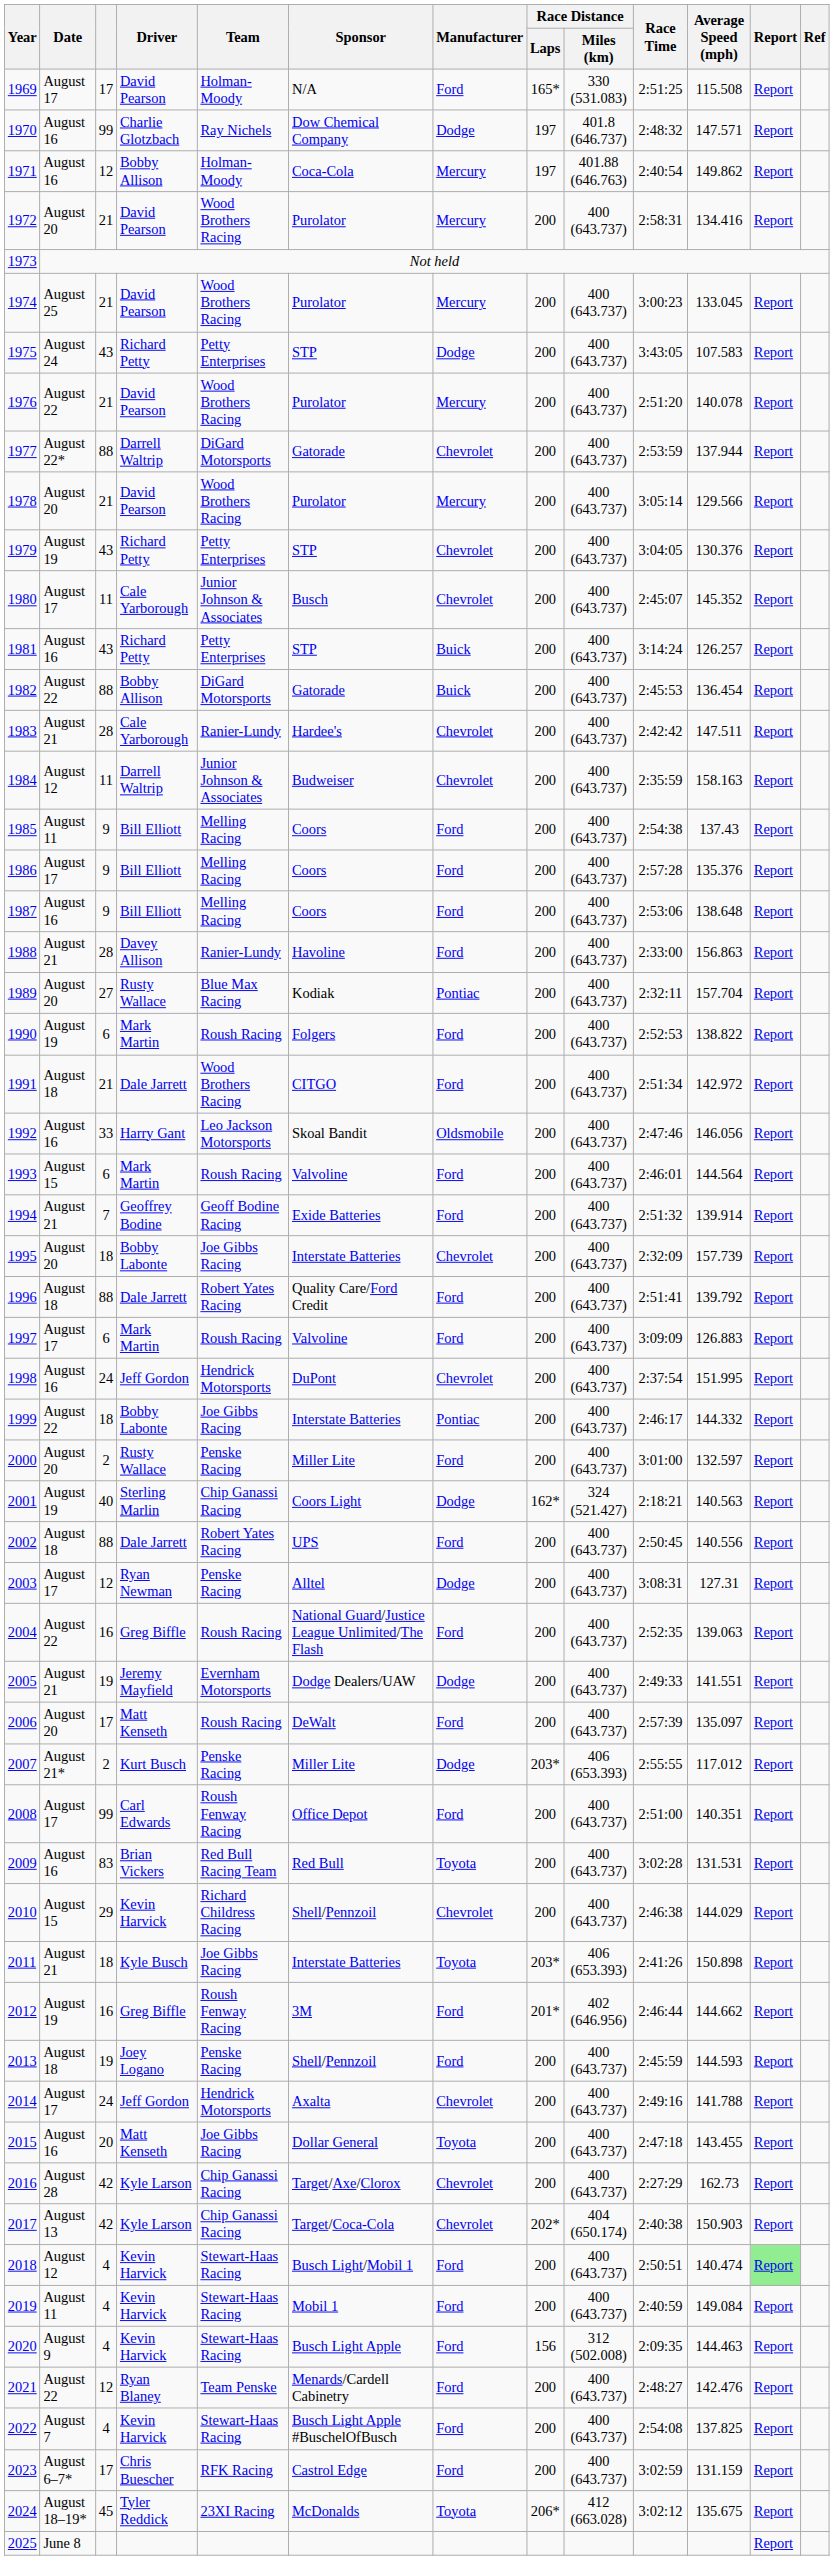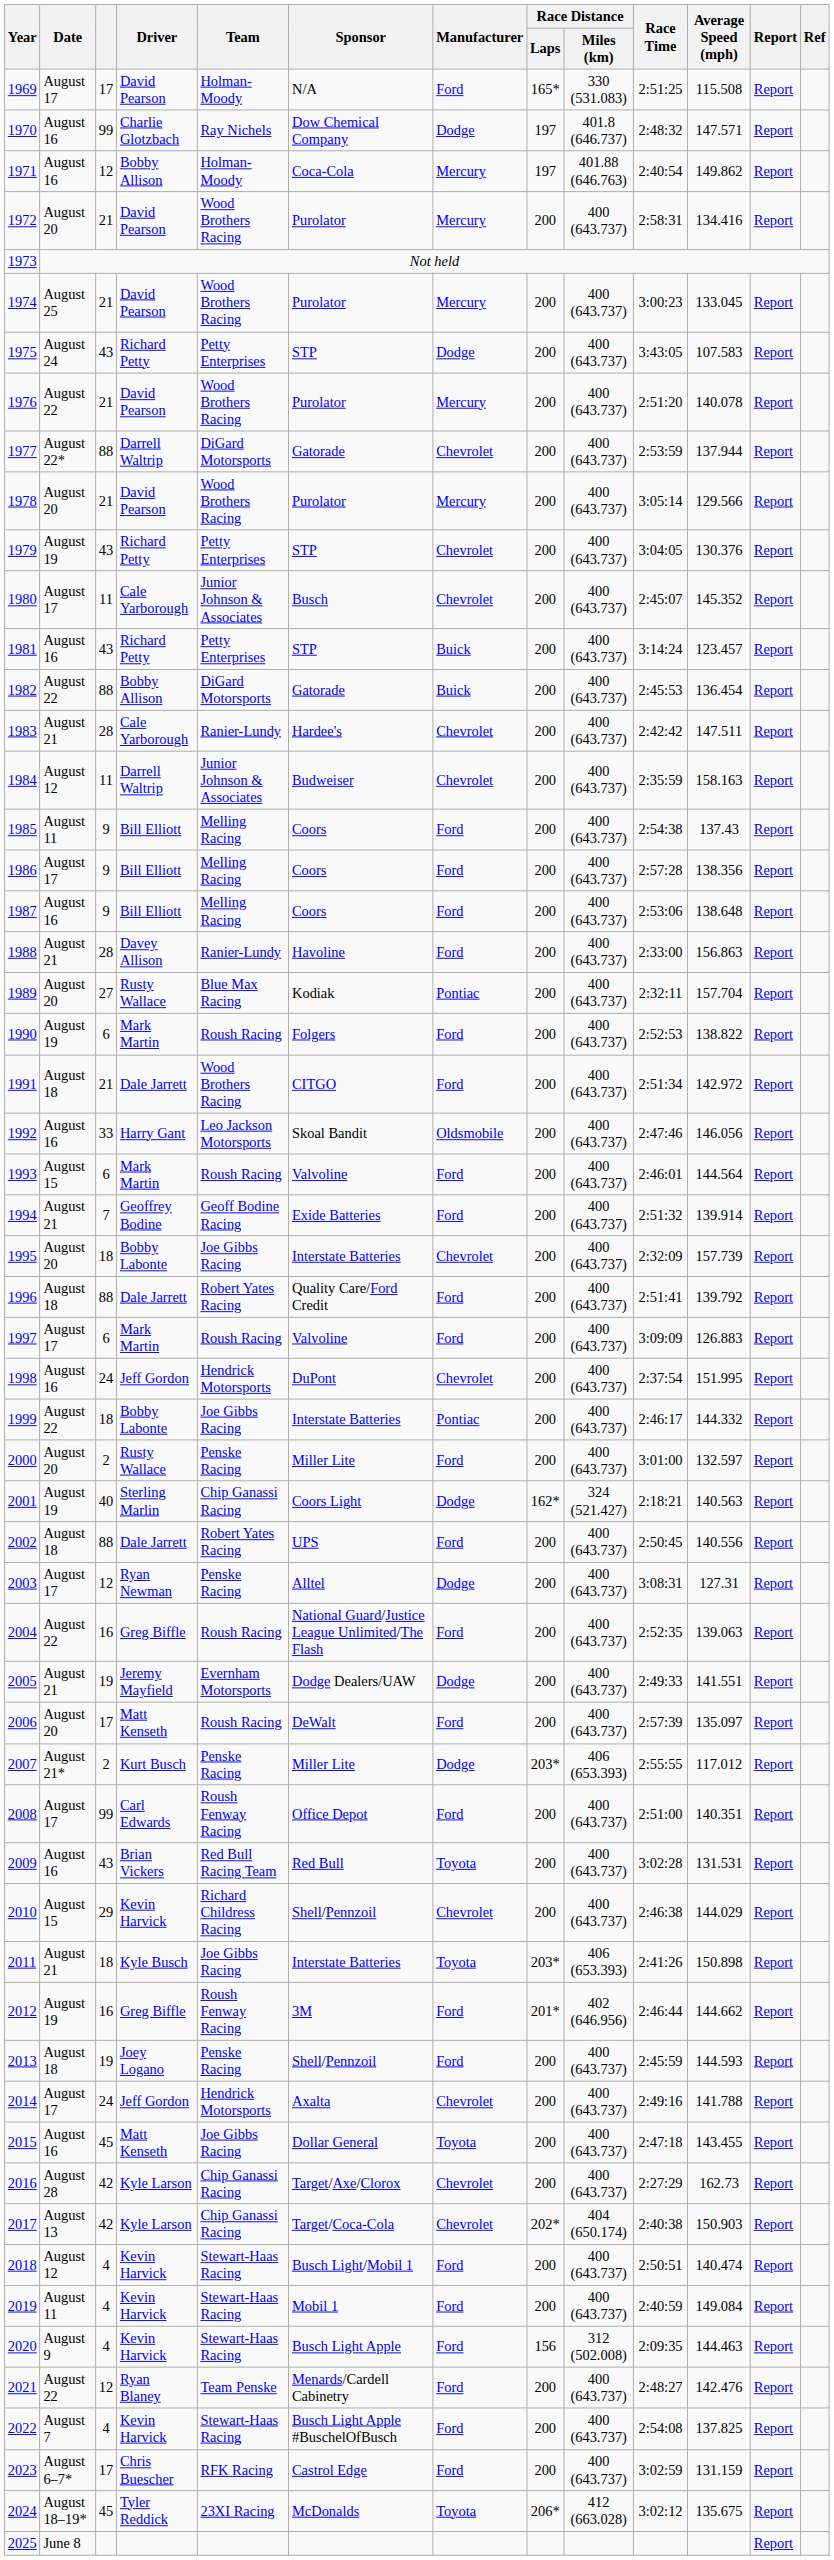(719, 649) 126.257 -> (719, 649) 123.457
(719, 870) 135.376 -> (719, 870) 138.356
(106, 1863) 83 -> (106, 1863) 43
(106, 2142) 20 -> (106, 2142) 45
(773, 2265) lightgreen background -> (773, 2265) no background
